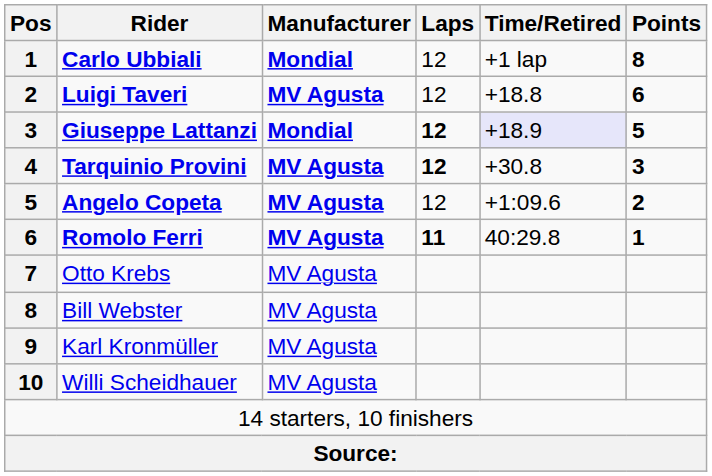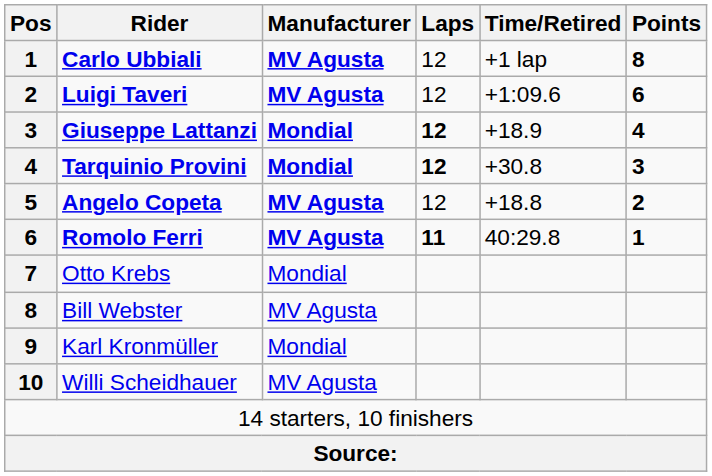(310, 59) Mondial -> (326, 59) MV Agusta
(513, 95) +18.8 -> (523, 95) +1:09.6
(513, 130) lavender background -> (513, 130) no background
(638, 130) 5 -> (638, 130) 4
(326, 166) MV Agusta -> (310, 166) Mondial
(523, 202) +1:09.6 -> (513, 202) +18.8
(322, 274) MV Agusta -> (307, 274) Mondial
(322, 346) MV Agusta -> (307, 346) Mondial
